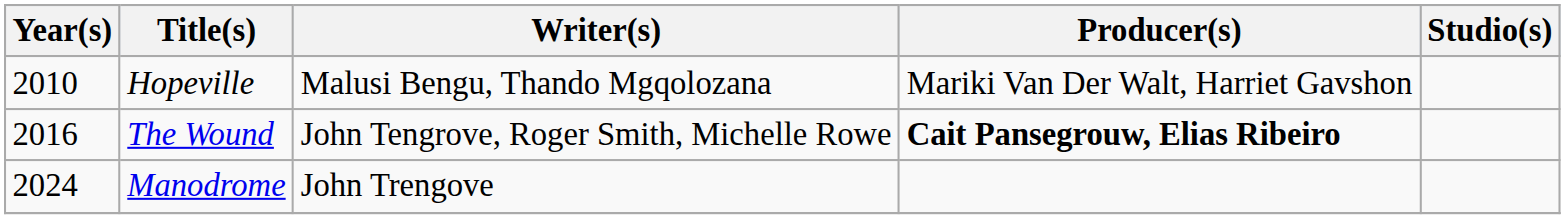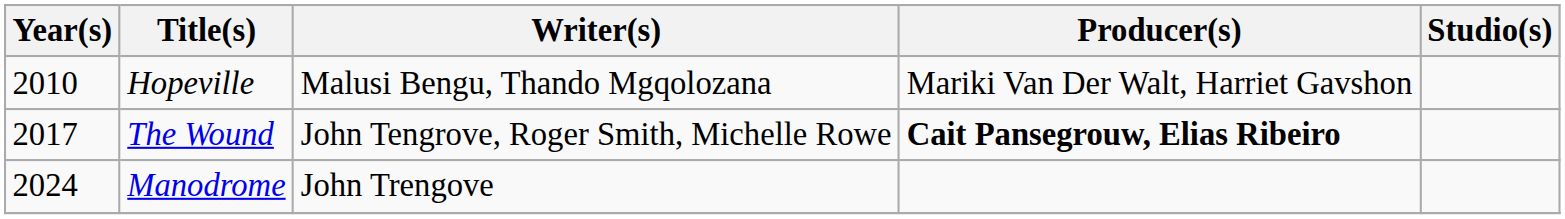(45, 133) 2016 -> (45, 133) 2017
